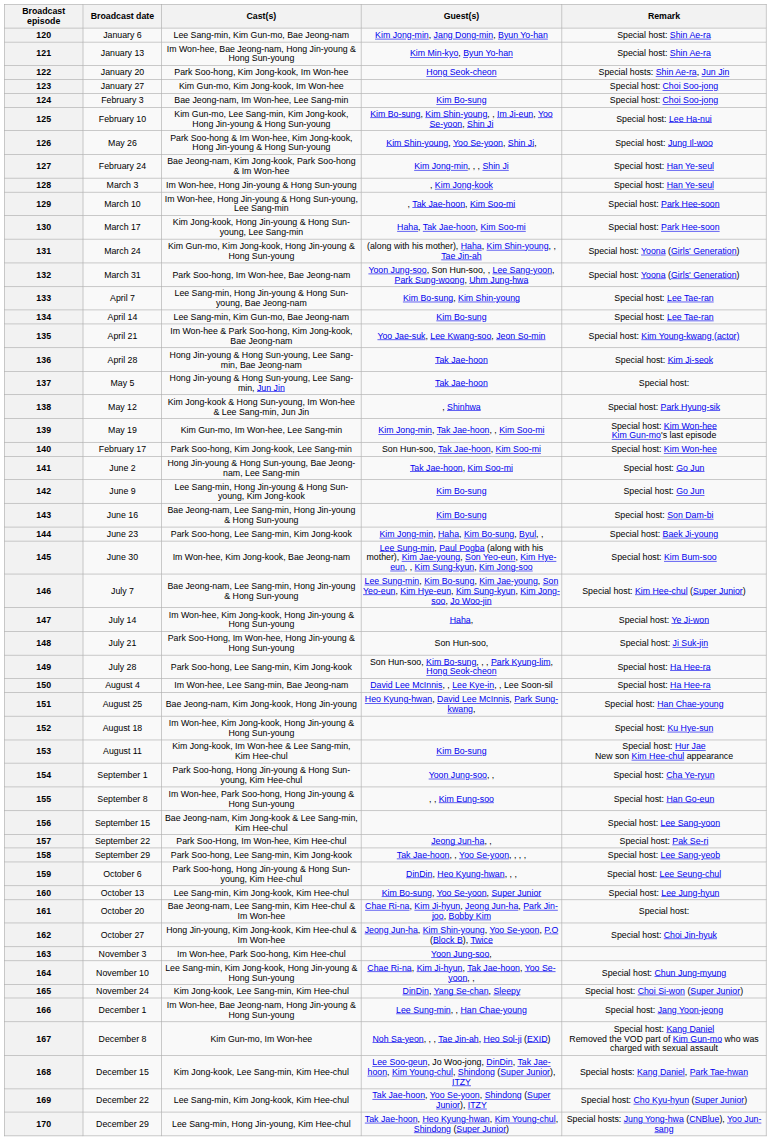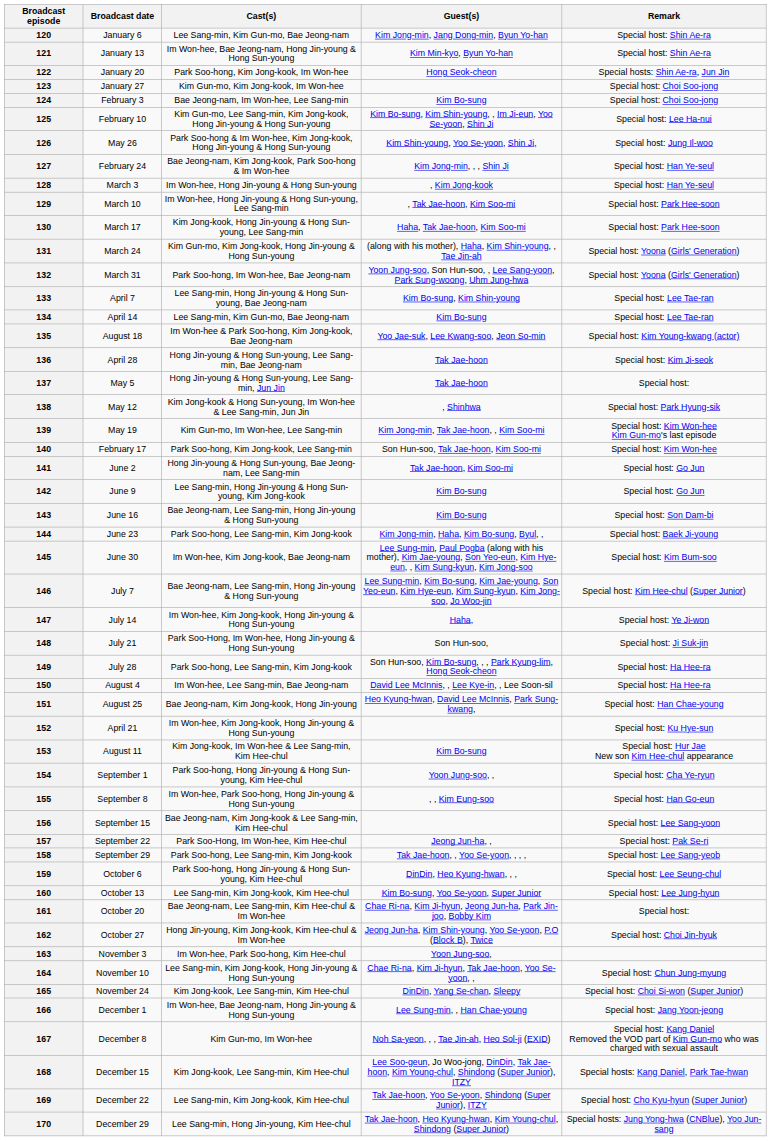(122, 336) April 21 -> (122, 336) August 18
(122, 728) August 18 -> (122, 728) April 21
